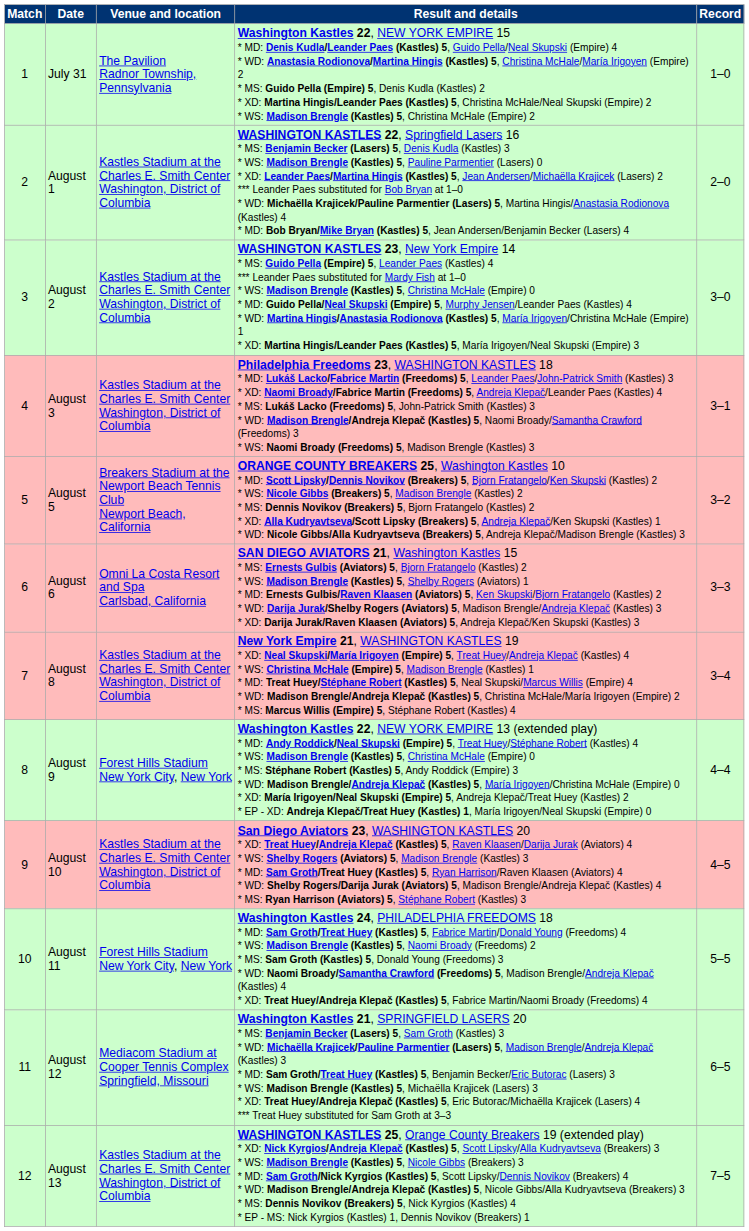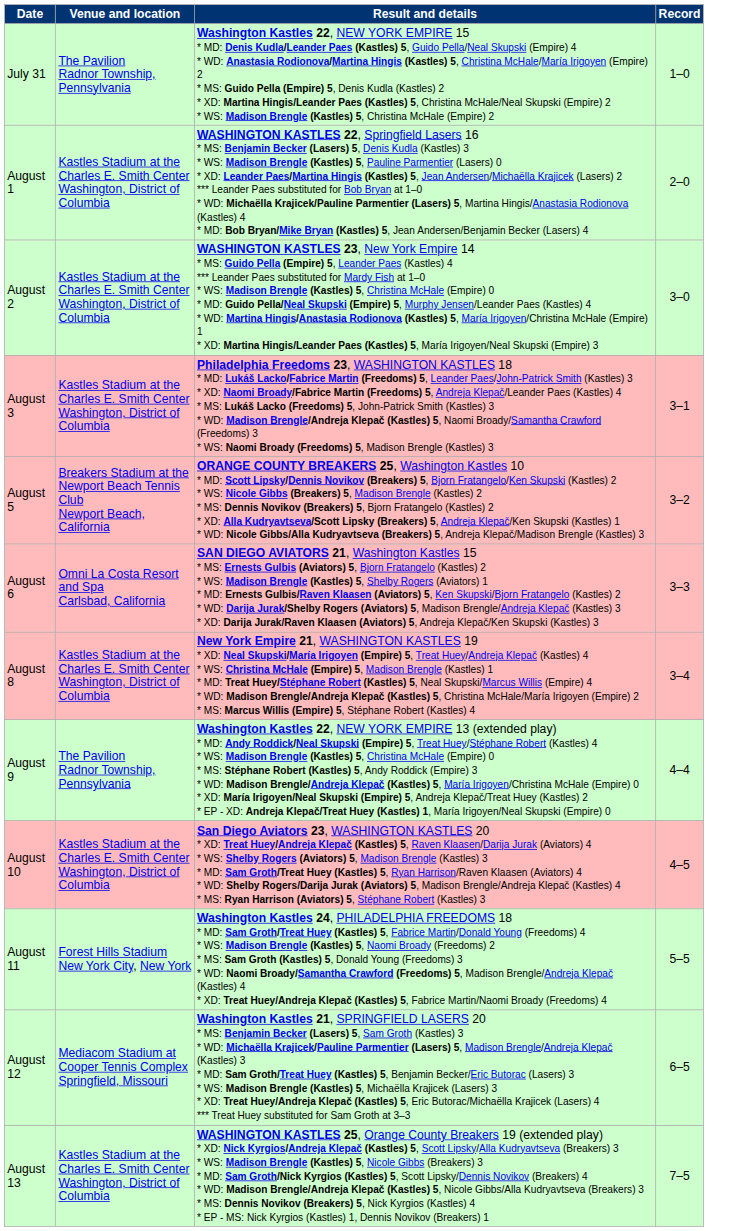- column: (25, 14)
(166, 770) Forest Hills Stadium New York City, New York -> (107, 770) The Pavilion Radnor Township, Pennsylvania
